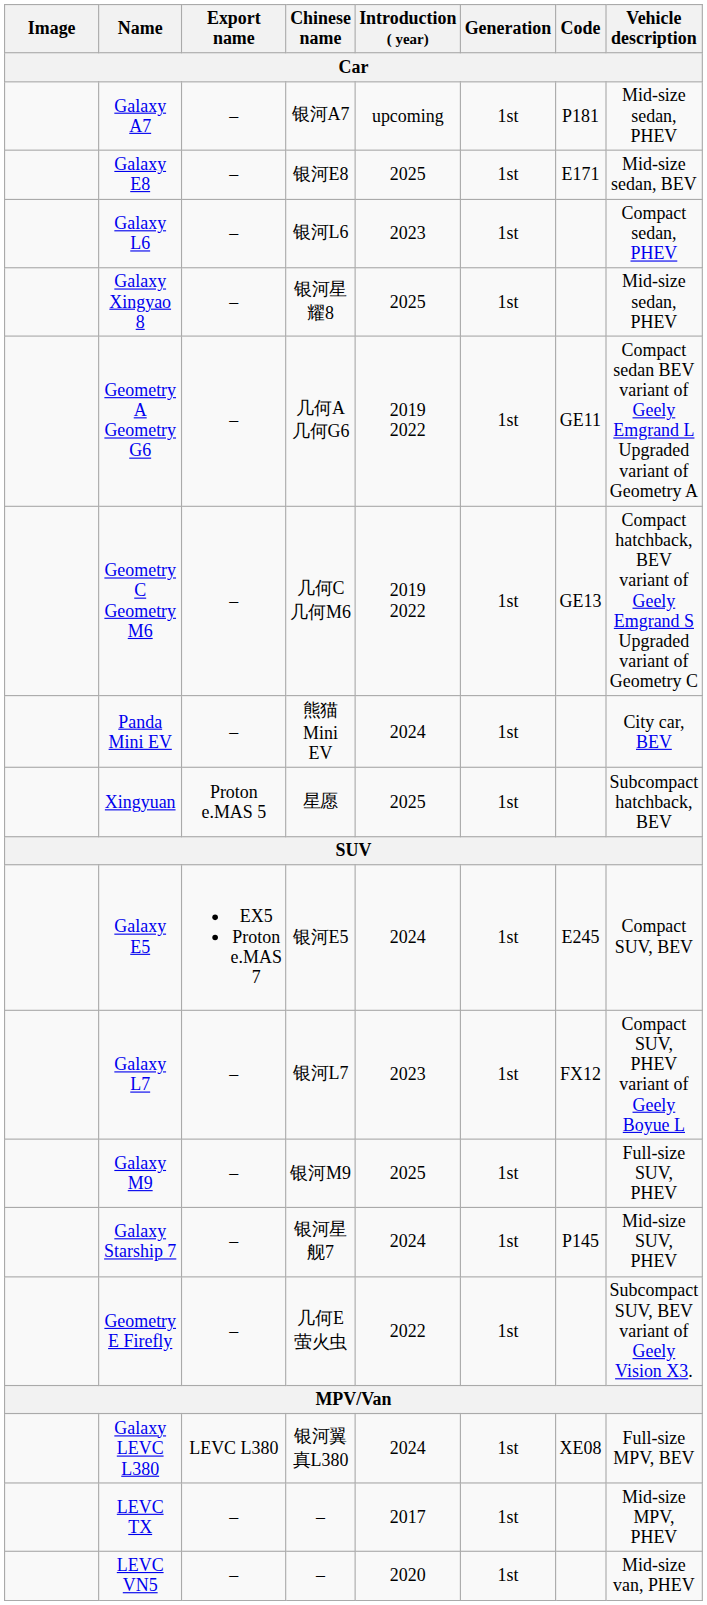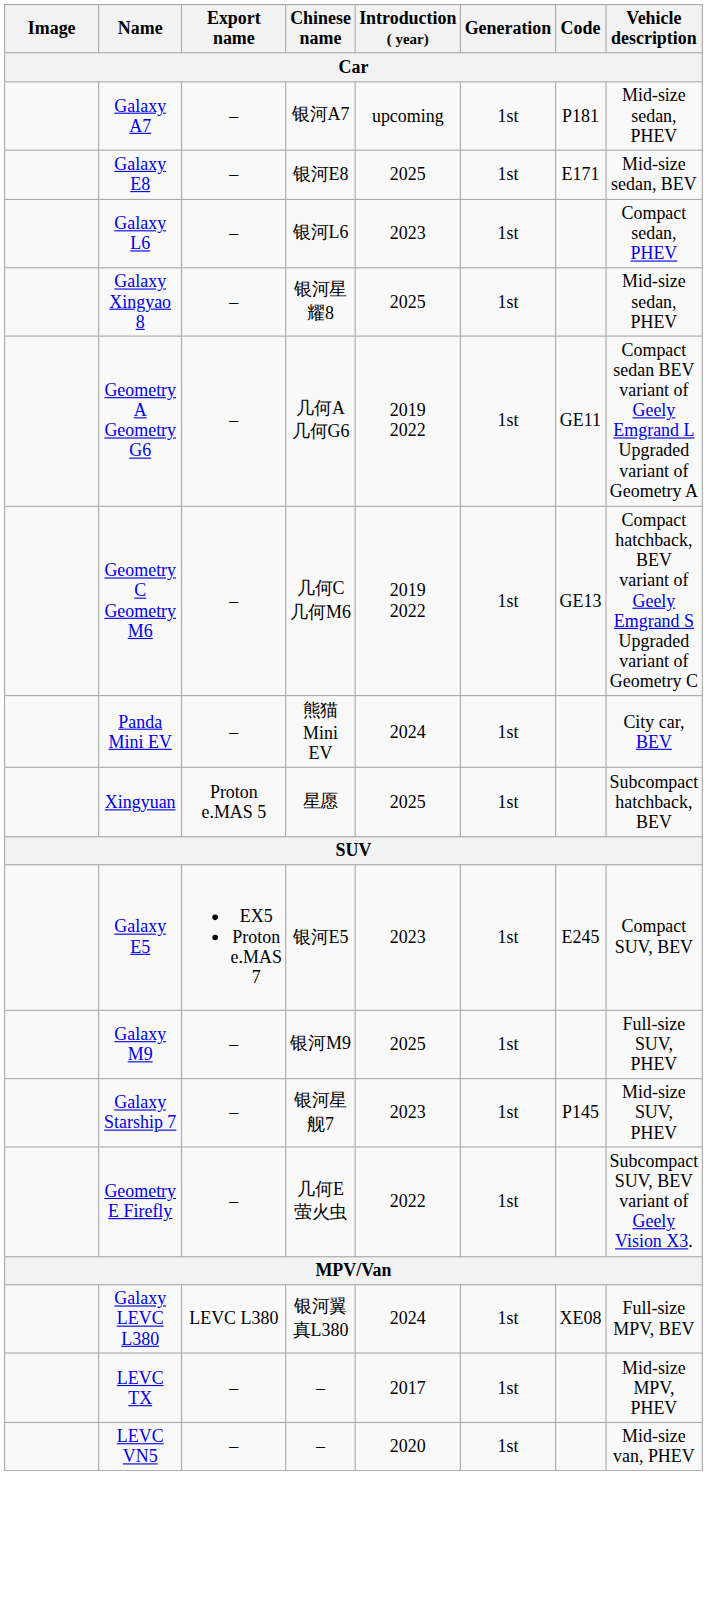(408, 937) 2024 -> (408, 937) 2023
- row: (140, 1074)
(408, 1242) 2024 -> (408, 1112) 2023
